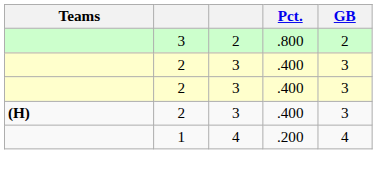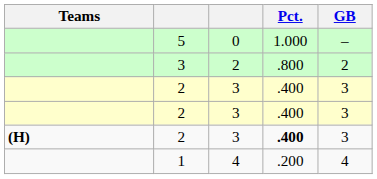+ row: (79, 41)
(290, 112) normal -> (290, 137) bold
